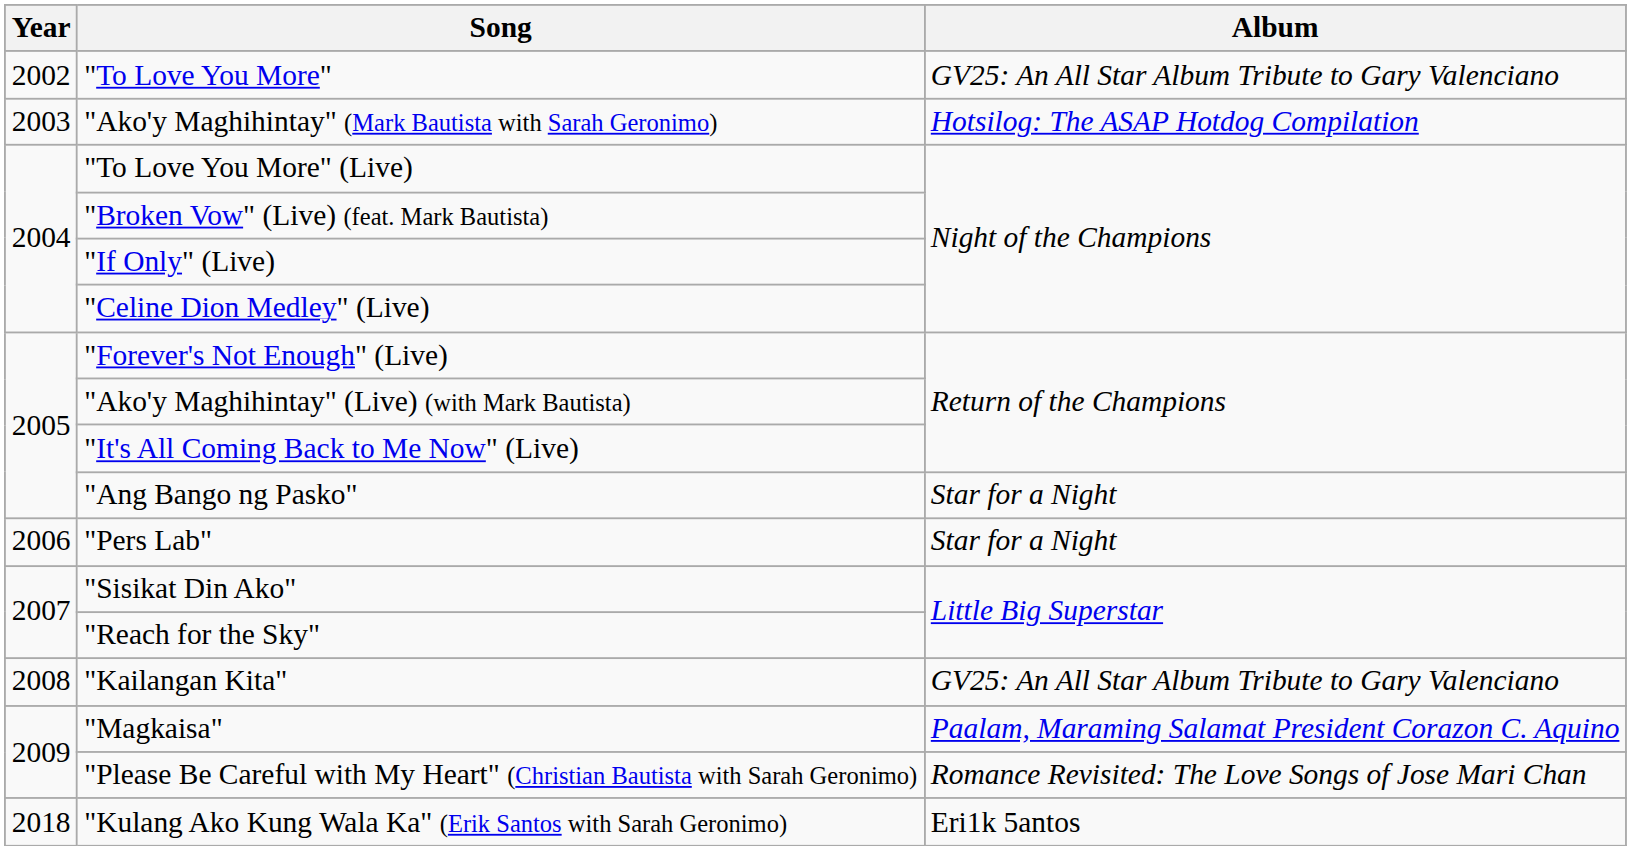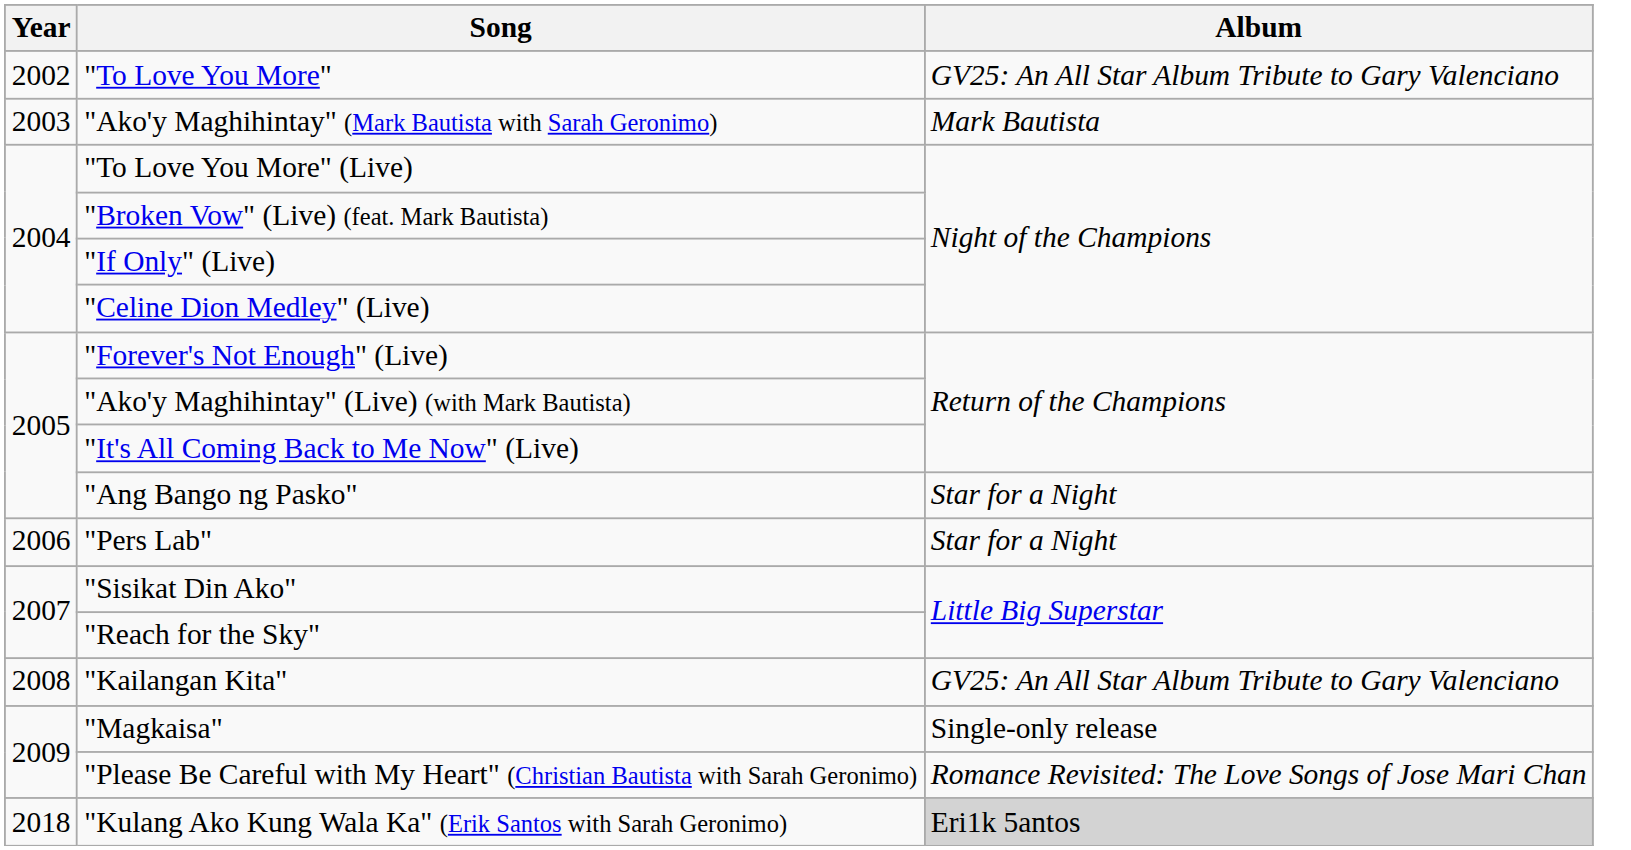(1175, 121) Hotsilog: The ASAP Hotdog Compilation -> (1015, 121) Mark Bautista
(1275, 728) Paalam, Maraming Salamat President Corazon C. Aquino -> (1044, 728) Single-only release
(1006, 821) no background -> (1006, 821) lightgrey background
